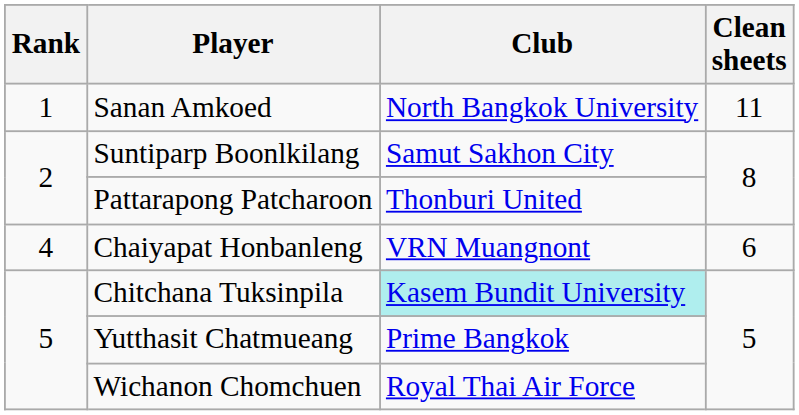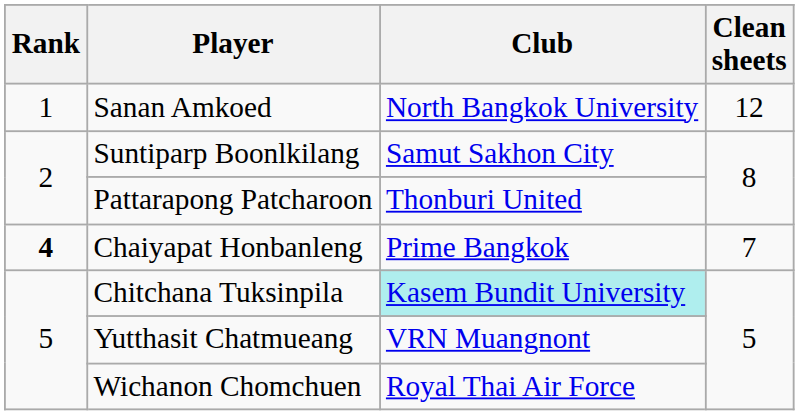(749, 107) 11 -> (749, 107) 12
(46, 246) normal -> (46, 246) bold
(488, 246) VRN Muangnont -> (477, 246) Prime Bangkok
(749, 246) 6 -> (749, 246) 7
(477, 339) Prime Bangkok -> (488, 339) VRN Muangnont
